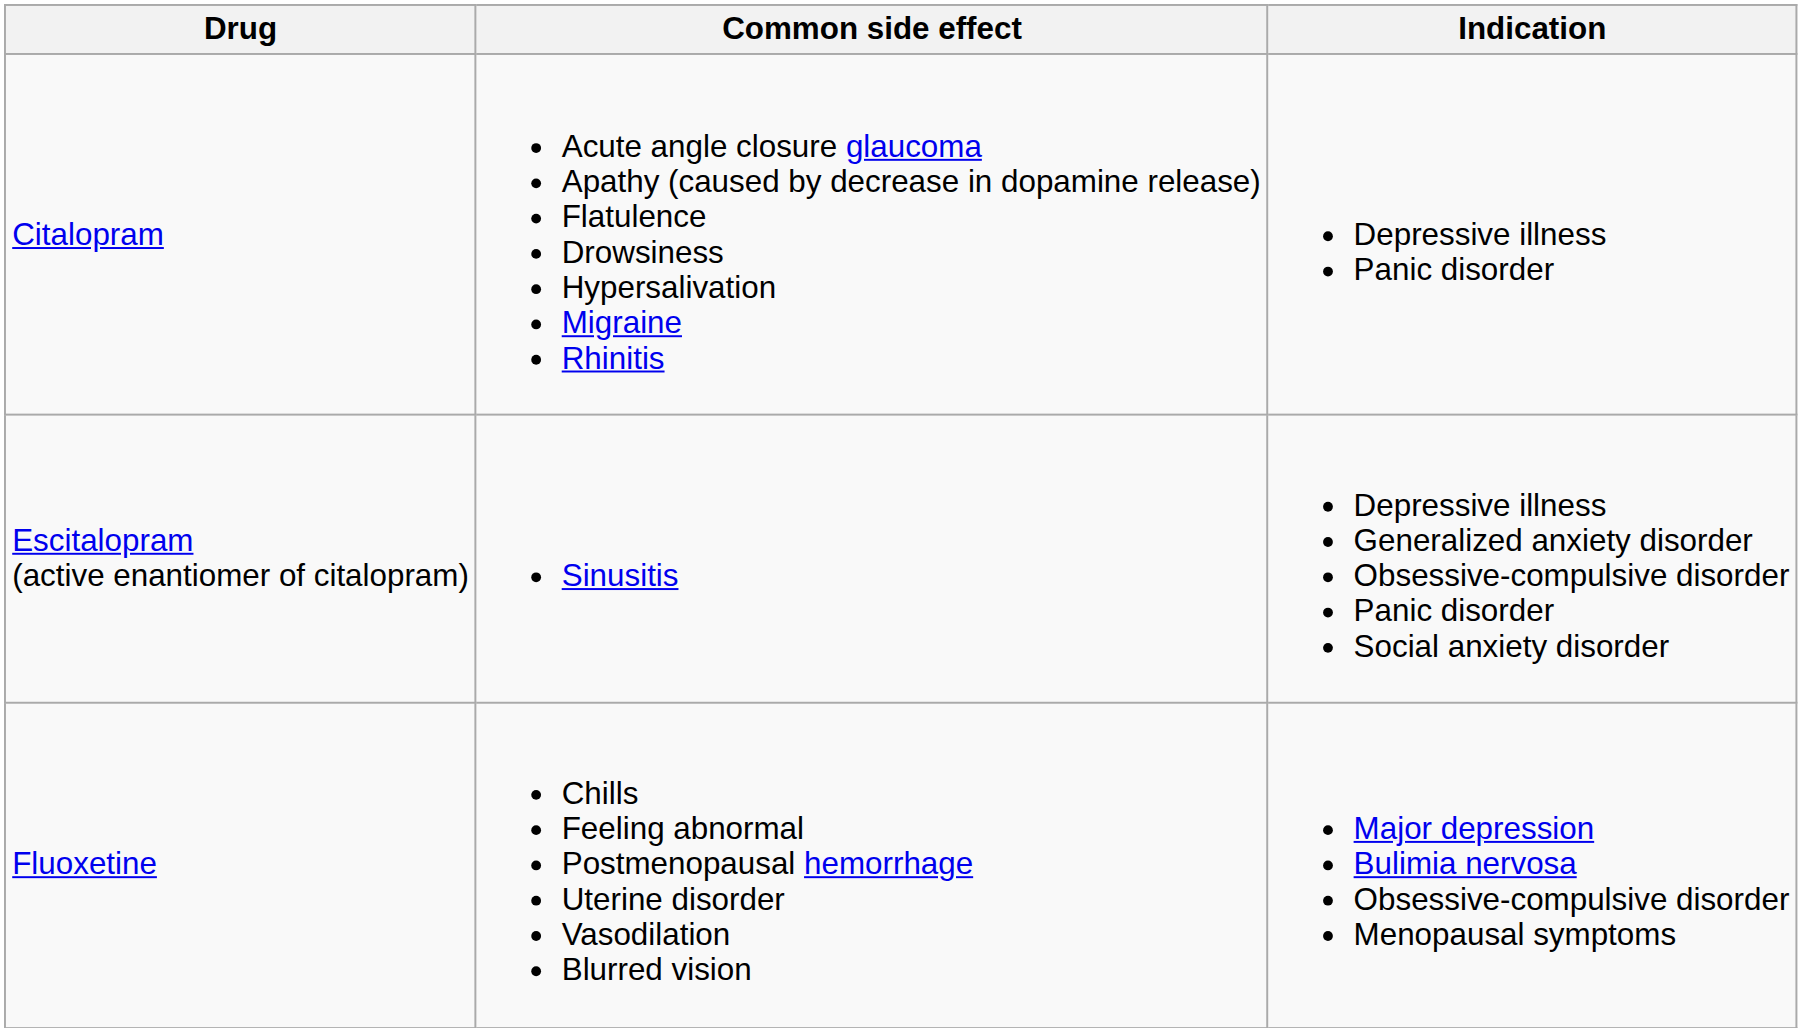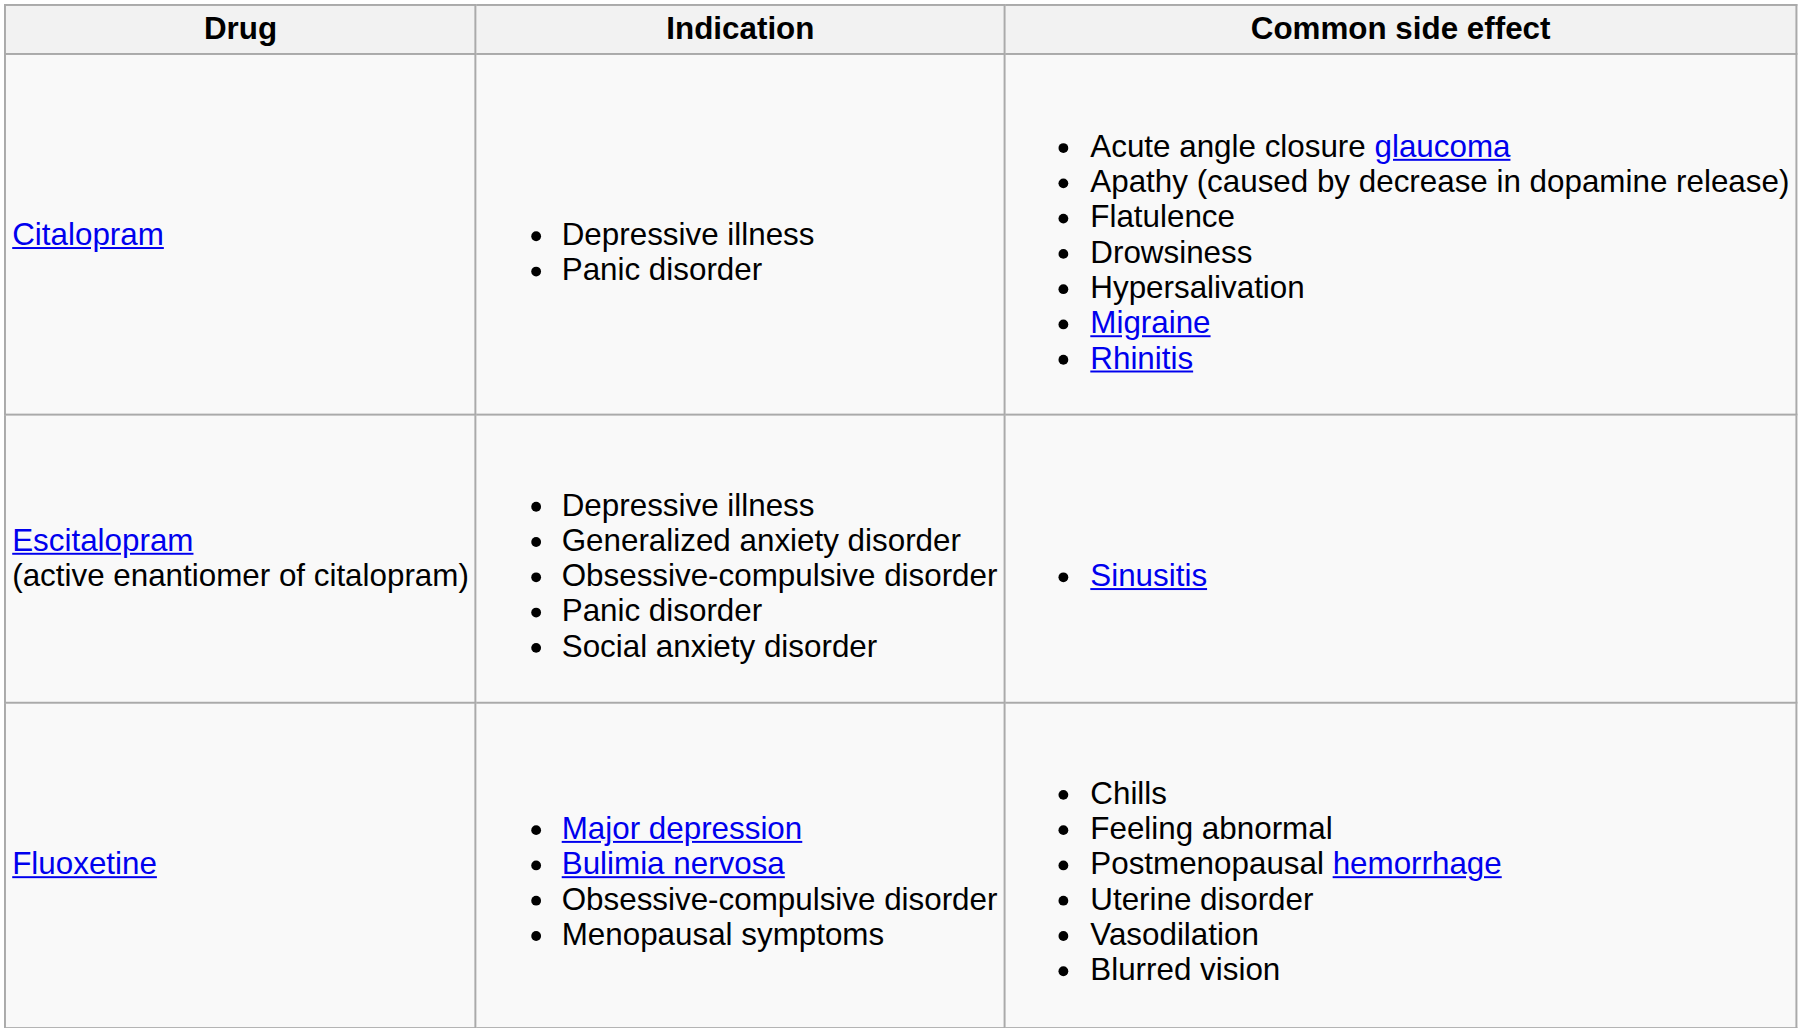columns swapped: (1532, 29) <-> (872, 29)
